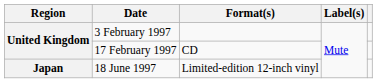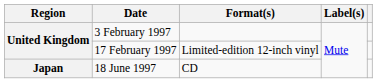(190, 50) CD -> (250, 50) Limited-edition 12-inch vinyl
(250, 68) Limited-edition 12-inch vinyl -> (190, 68) CD
